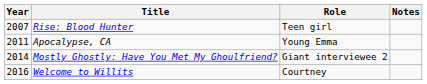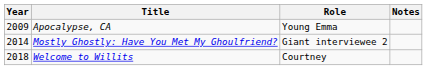- row: (83, 27)
(18, 42) 2011 -> (18, 27) 2009
(18, 72) 2016 -> (18, 57) 2018
